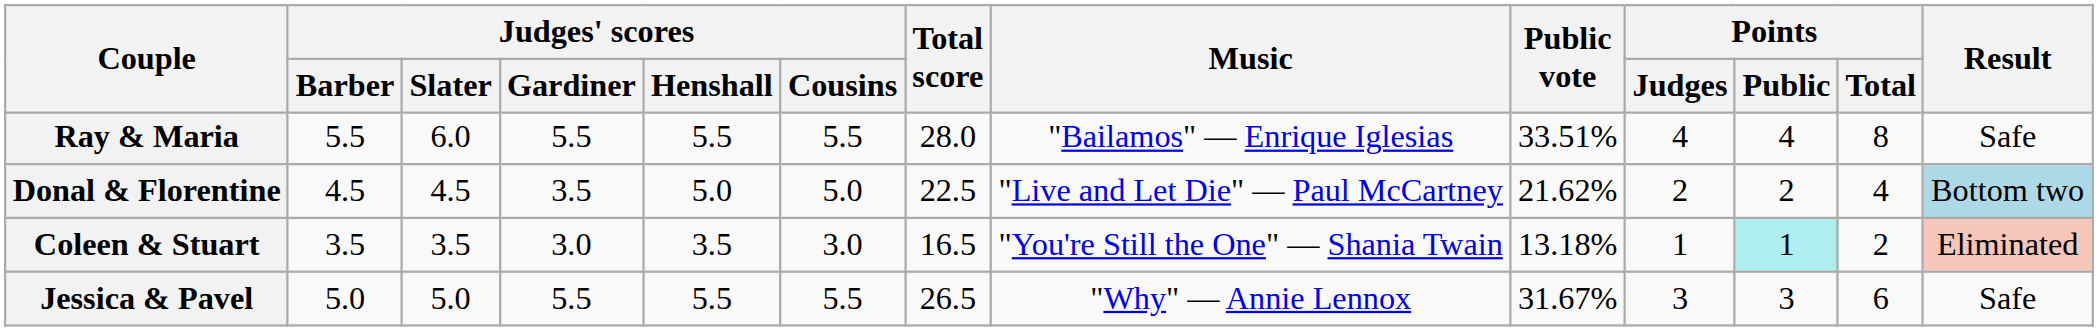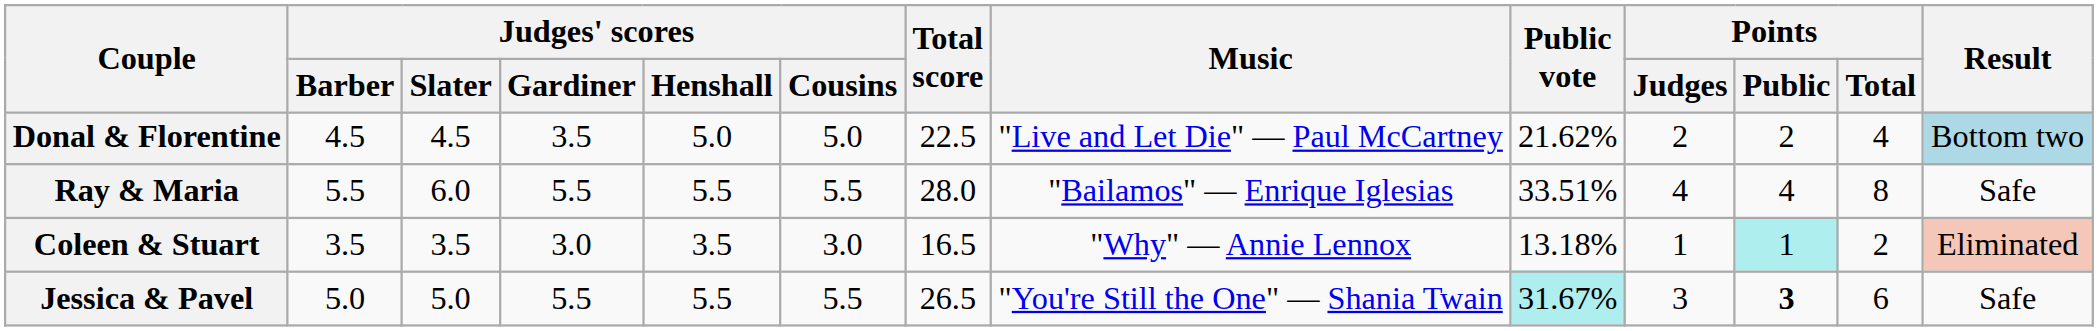rows swapped: (147, 191) <-> (147, 137)
(1251, 244) "You're Still the One" — Shania Twain -> (1251, 244) "Why" — Annie Lennox
(1251, 297) "Why" — Annie Lennox -> (1251, 297) "You're Still the One" — Shania Twain
(1568, 297) no background -> (1568, 297) paleturquoise background
(1786, 297) normal -> (1786, 297) bold
